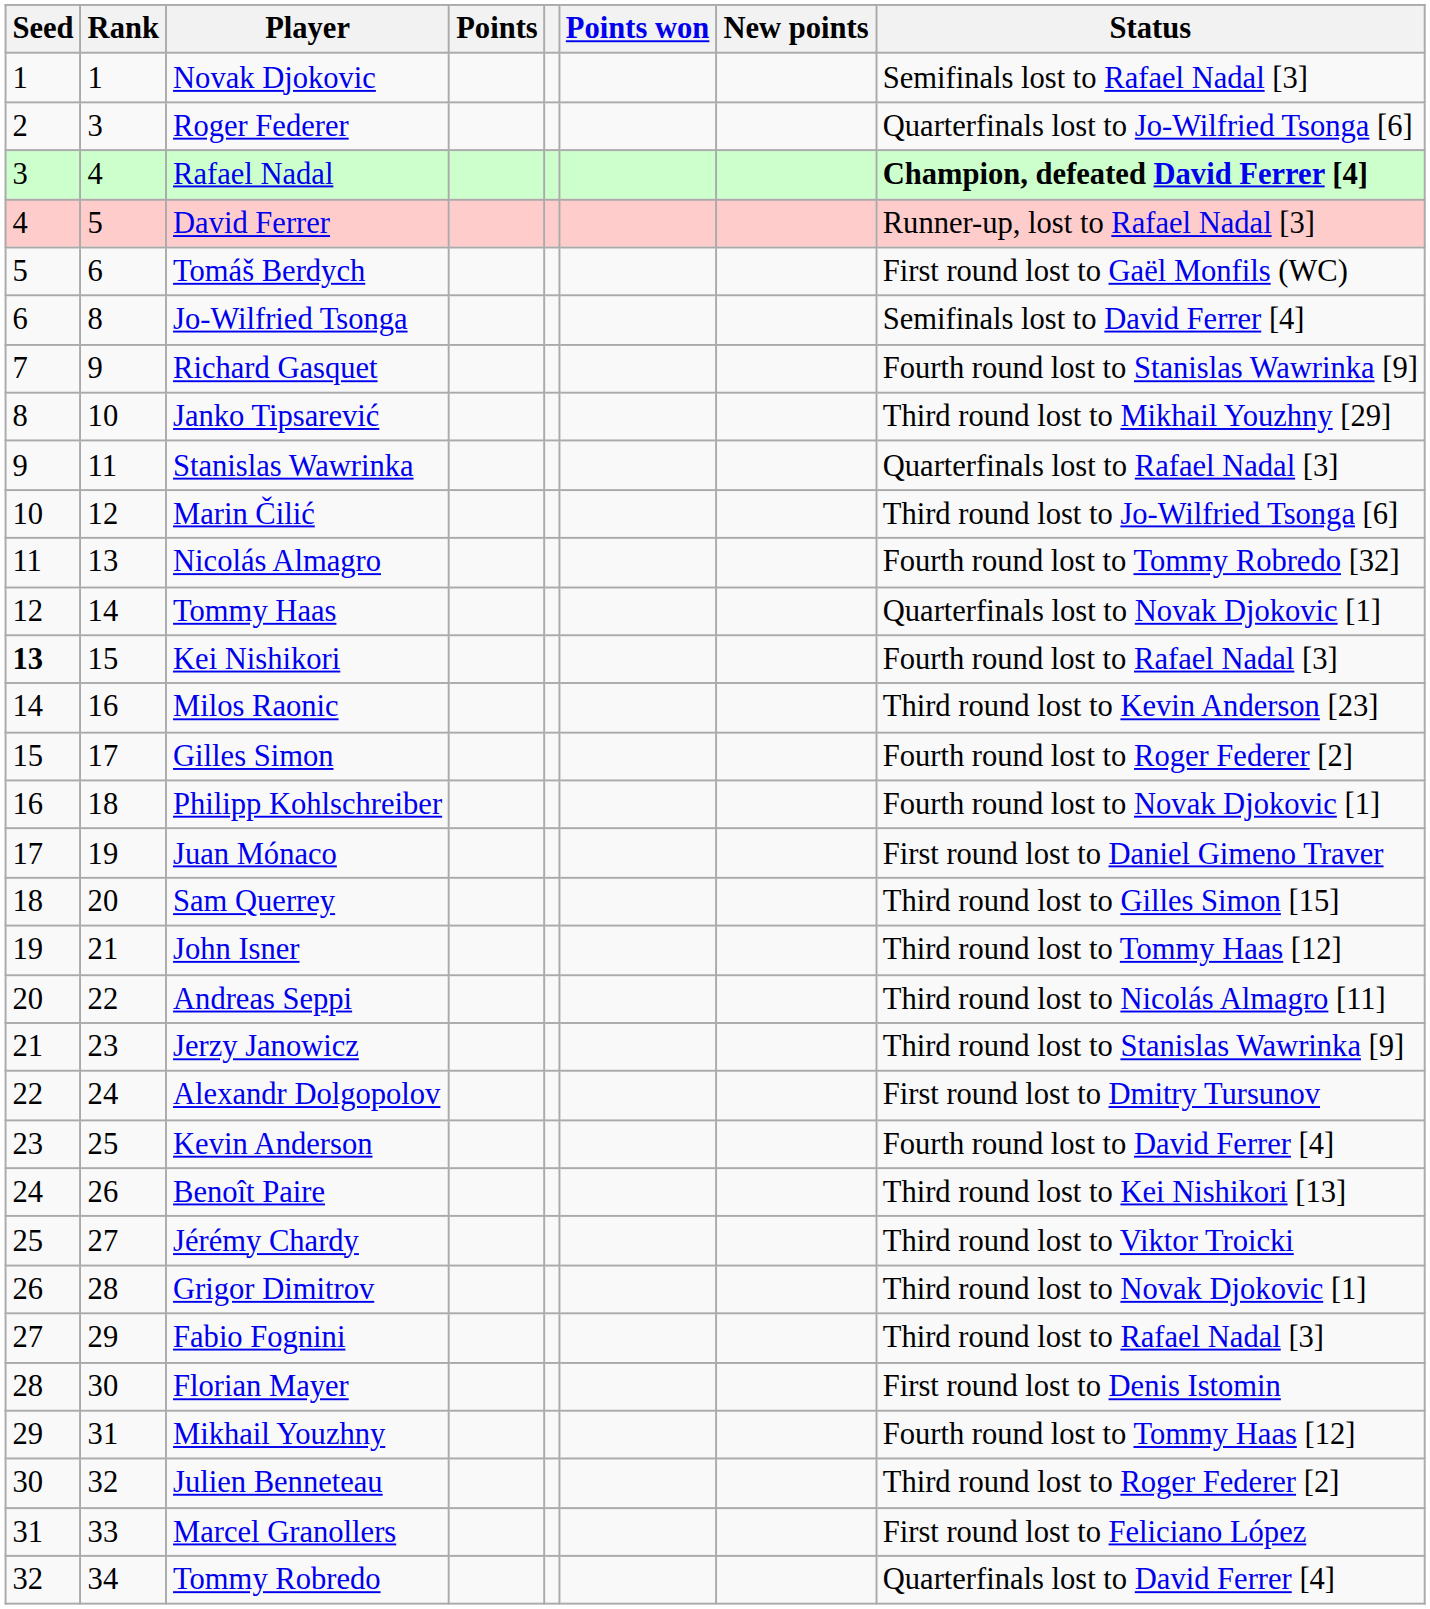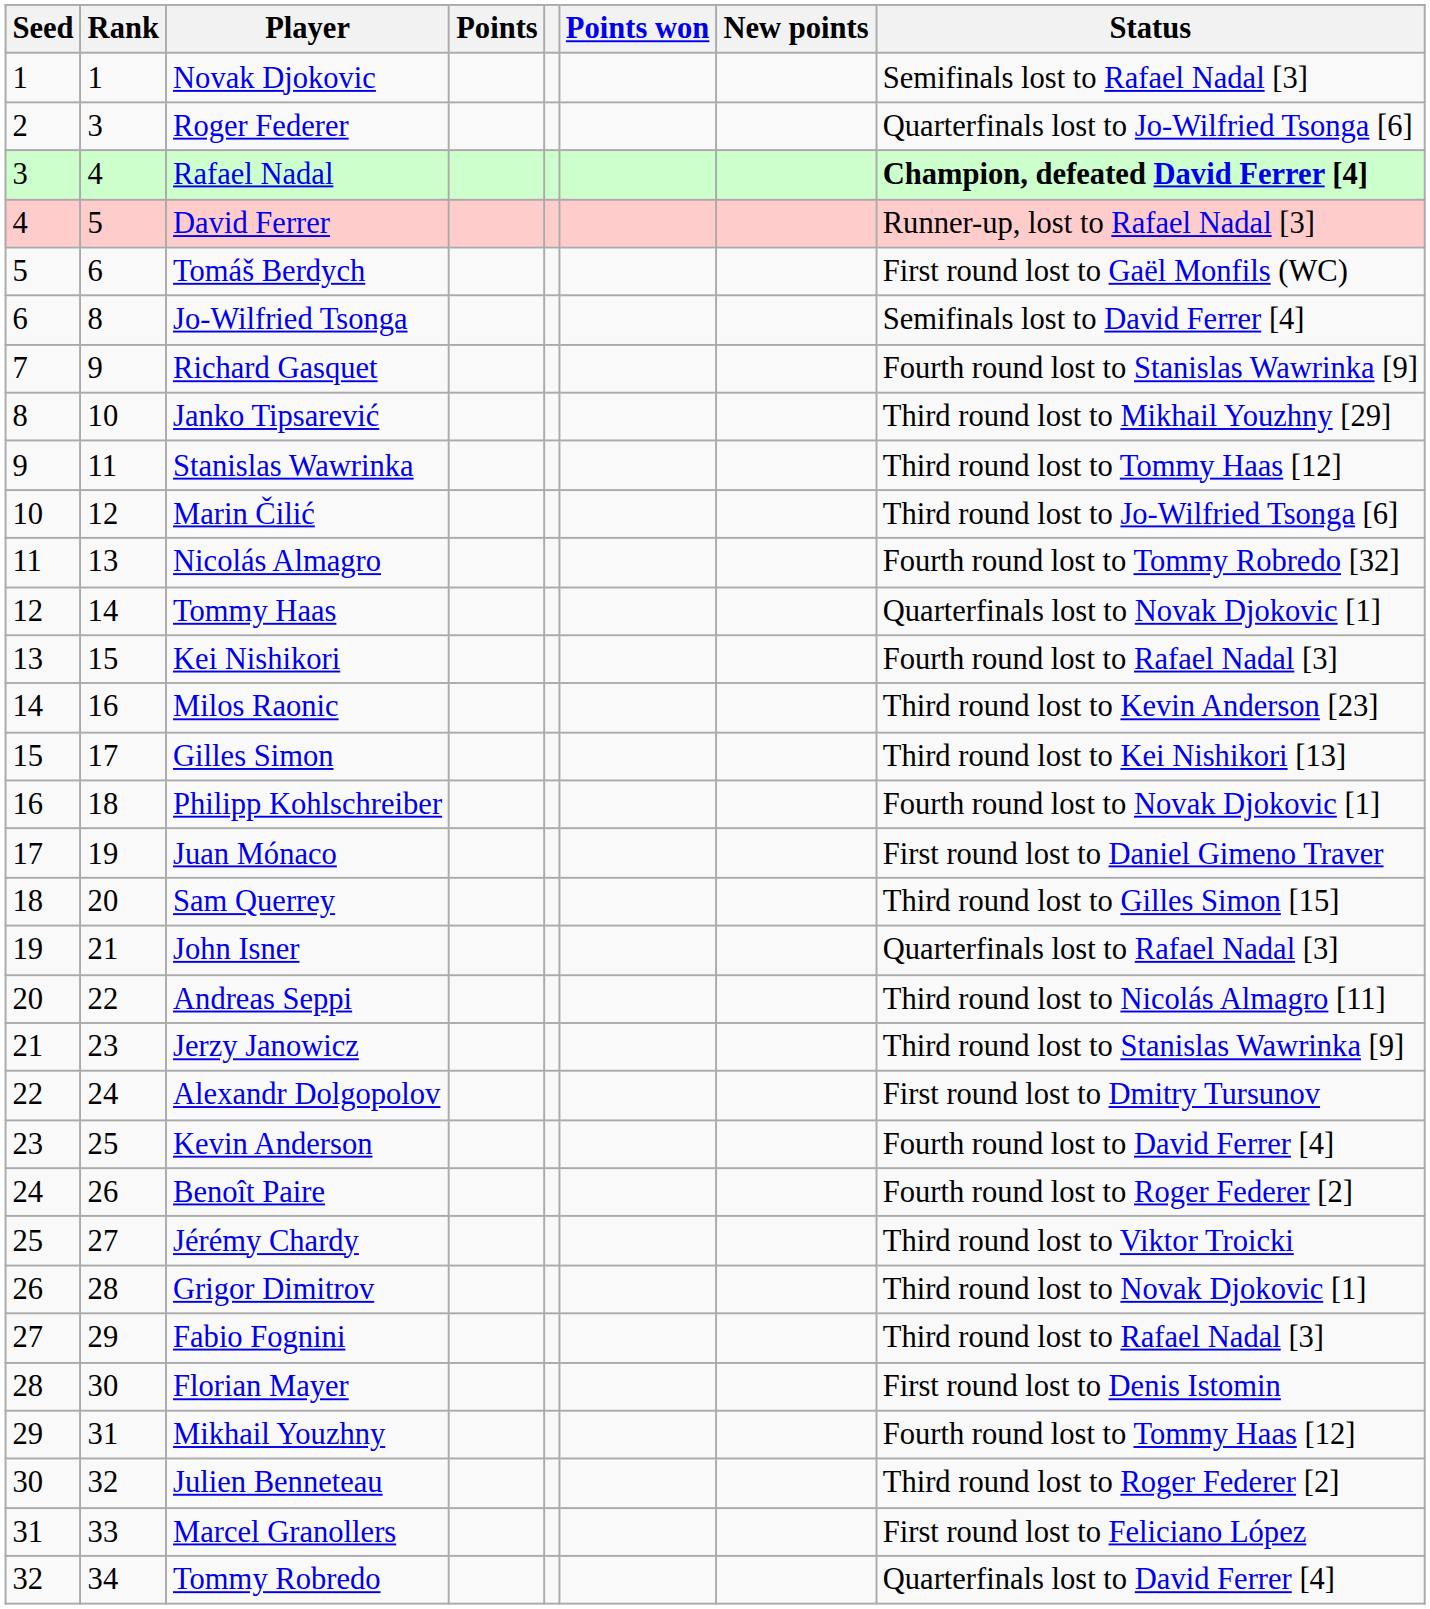(1111, 464) Quarterfinals lost to Rafael Nadal [3] -> (1112, 464) Third round lost to Tommy Haas [12]
(28, 658) bold -> (28, 658) normal
(1118, 755) Fourth round lost to Roger Federer [2] -> (1114, 755) Third round lost to Kei Nishikori [13]
(1112, 949) Third round lost to Tommy Haas [12] -> (1111, 949) Quarterfinals lost to Rafael Nadal [3]
(1114, 1191) Third round lost to Kei Nishikori [13] -> (1118, 1191) Fourth round lost to Roger Federer [2]
